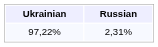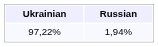(118, 32) 2,31% -> (118, 32) 1,94%
